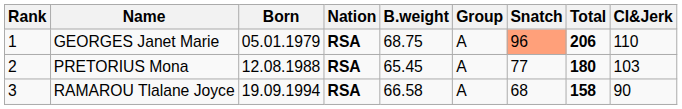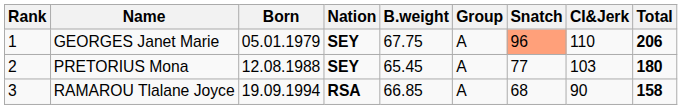columns swapped: (643, 16) <-> (588, 16)
(344, 41) RSA -> (343, 41) SEY
(403, 41) 68.75 -> (403, 41) 67.75
(344, 66) RSA -> (343, 66) SEY
(403, 91) 66.58 -> (403, 91) 66.85
